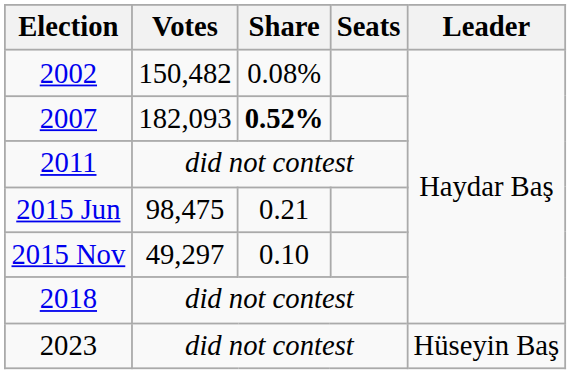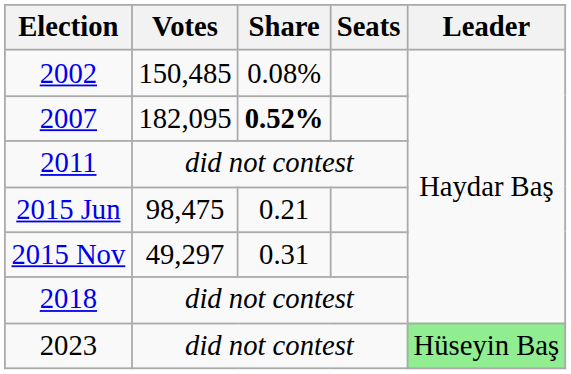(185, 72) 150,482 -> (185, 72) 150,485
(185, 118) 182,093 -> (185, 118) 182,095
(284, 254) 0.10 -> (284, 254) 0.31
(486, 345) no background -> (486, 345) lightgreen background
